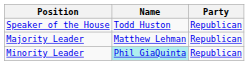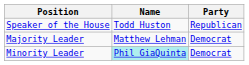(216, 39) Republican -> (211, 39) Democrat
(216, 53) Republican -> (211, 53) Democrat
